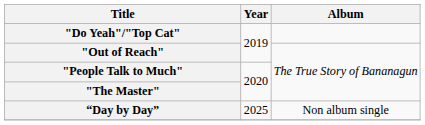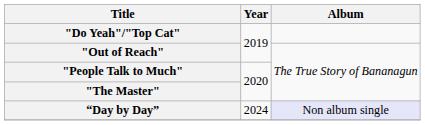(256, 110) 2025 -> (256, 110) 2024
(346, 110) no background -> (346, 110) lavender background
